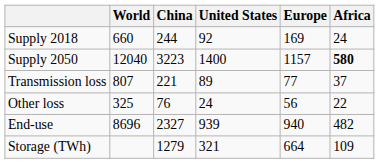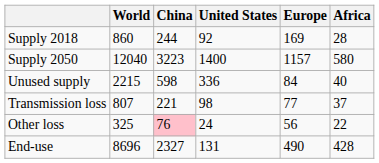(123, 37) 660 -> (123, 37) 860
(340, 37) 24 -> (340, 37) 28
(344, 59) bold -> (344, 59) normal
+ row: (49, 81)
(206, 81) 89 -> (206, 103) 98
(163, 103) no background -> (163, 125) pink background
(209, 125) 939 -> (209, 147) 131
(294, 125) 940 -> (294, 147) 490
(344, 125) 482 -> (344, 147) 428
- row: (49, 147)
